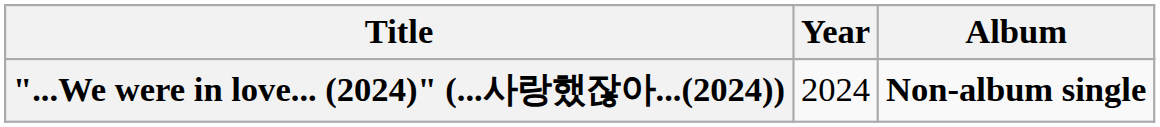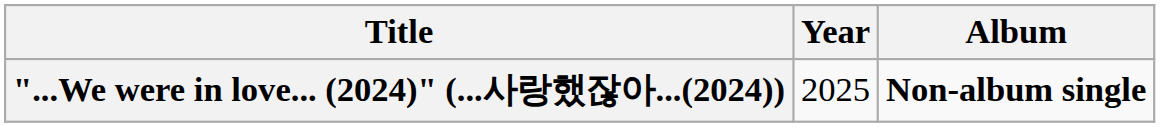(836, 89) 2024 -> (836, 89) 2025
